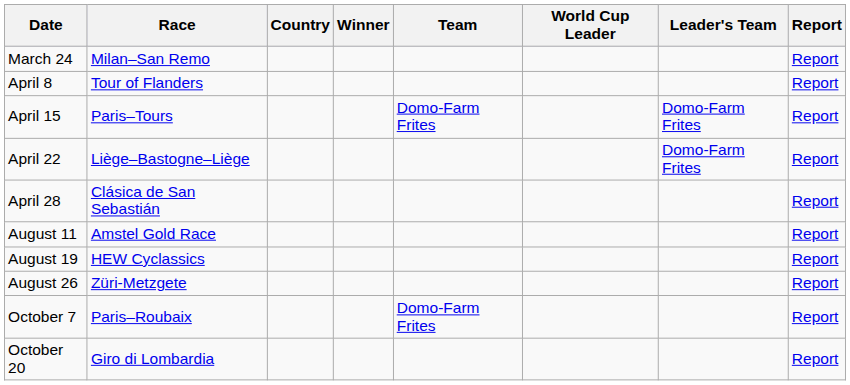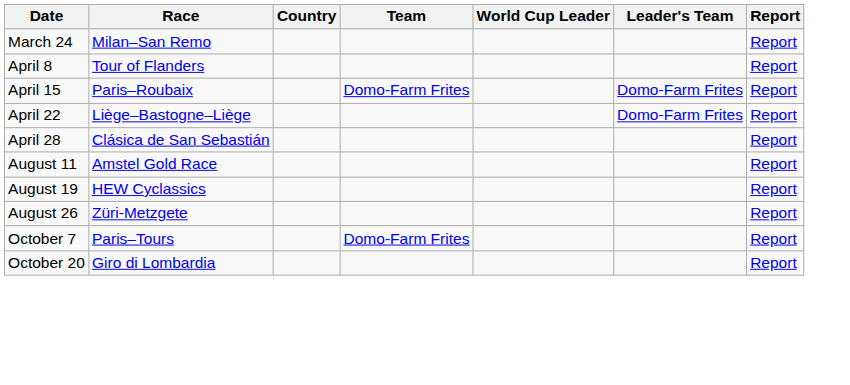- column: (363, 25)
(132, 116) Paris–Tours -> (142, 90) Paris–Roubaix
(141, 316) Paris–Roubaix -> (133, 238) Paris–Tours
